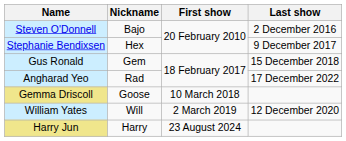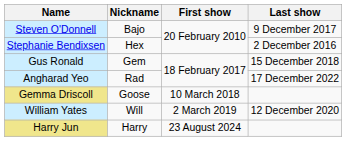(295, 29) 2 December 2016 -> (295, 29) 9 December 2017
(295, 45) 9 December 2017 -> (295, 45) 2 December 2016
